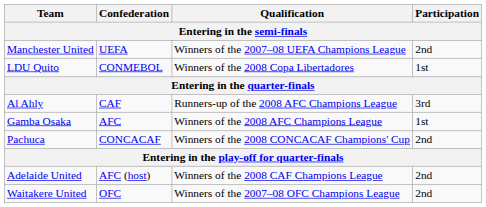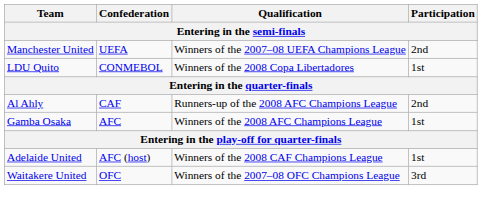(423, 103) 3rd -> (420, 103) 2nd
- row: (26, 139)
(424, 175) 2nd -> (418, 157) 1st
(424, 193) 2nd -> (419, 175) 3rd
